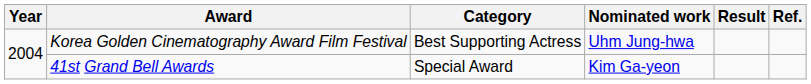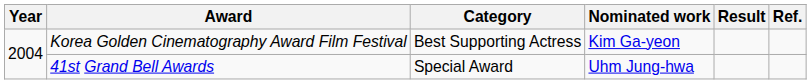(641, 41) Uhm Jung-hwa -> (634, 41) Kim Ga-yeon
(634, 66) Kim Ga-yeon -> (641, 66) Uhm Jung-hwa
